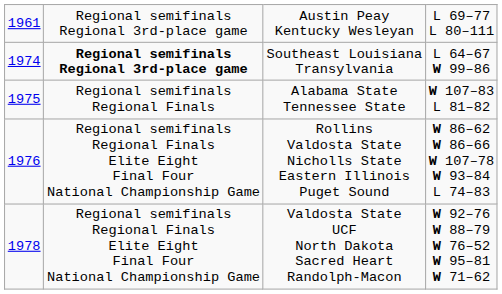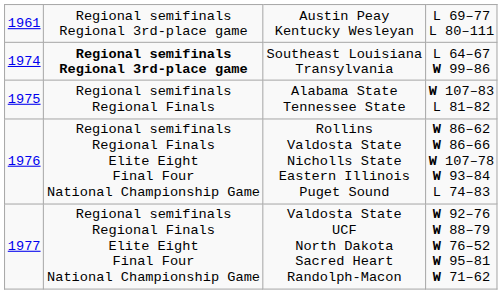(24, 246) 1978 -> (24, 246) 1977
